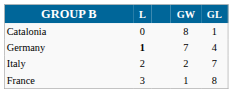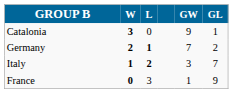+ column: (130, 14)
(186, 31) 8 -> (189, 31) 9
(214, 47) 4 -> (215, 47) 2
(142, 64) normal -> (149, 64) bold
(186, 64) 2 -> (189, 64) 3
(214, 80) 8 -> (215, 80) 9
